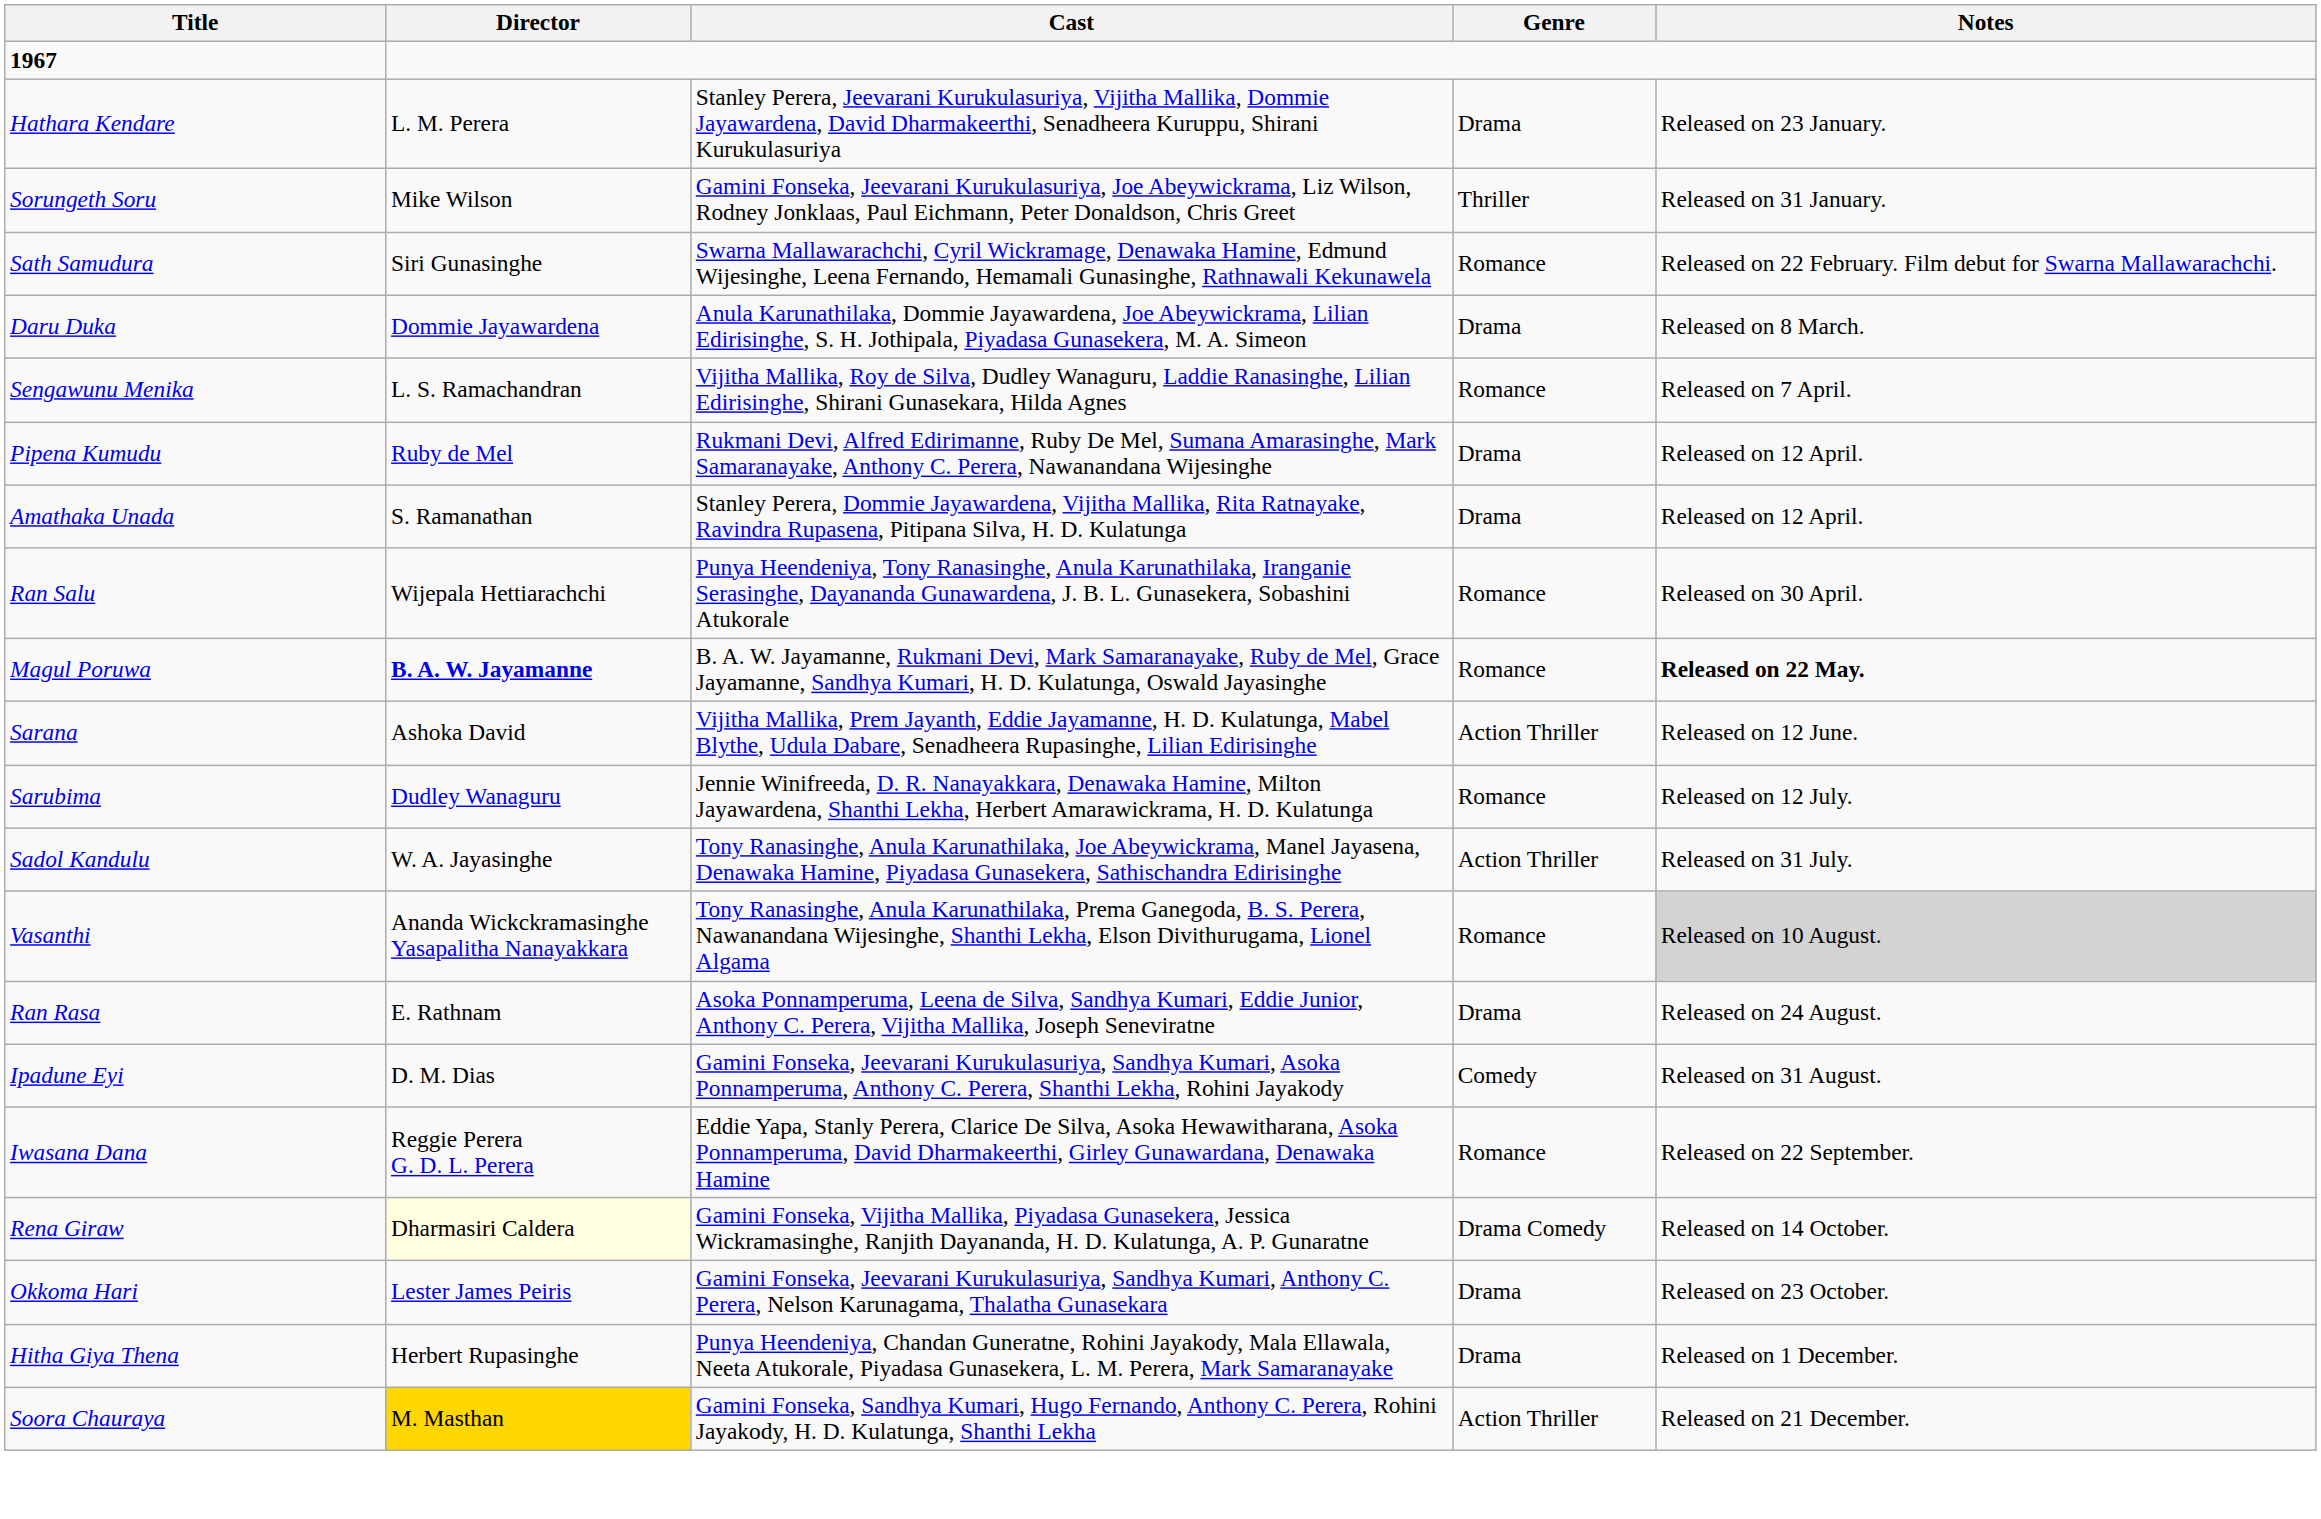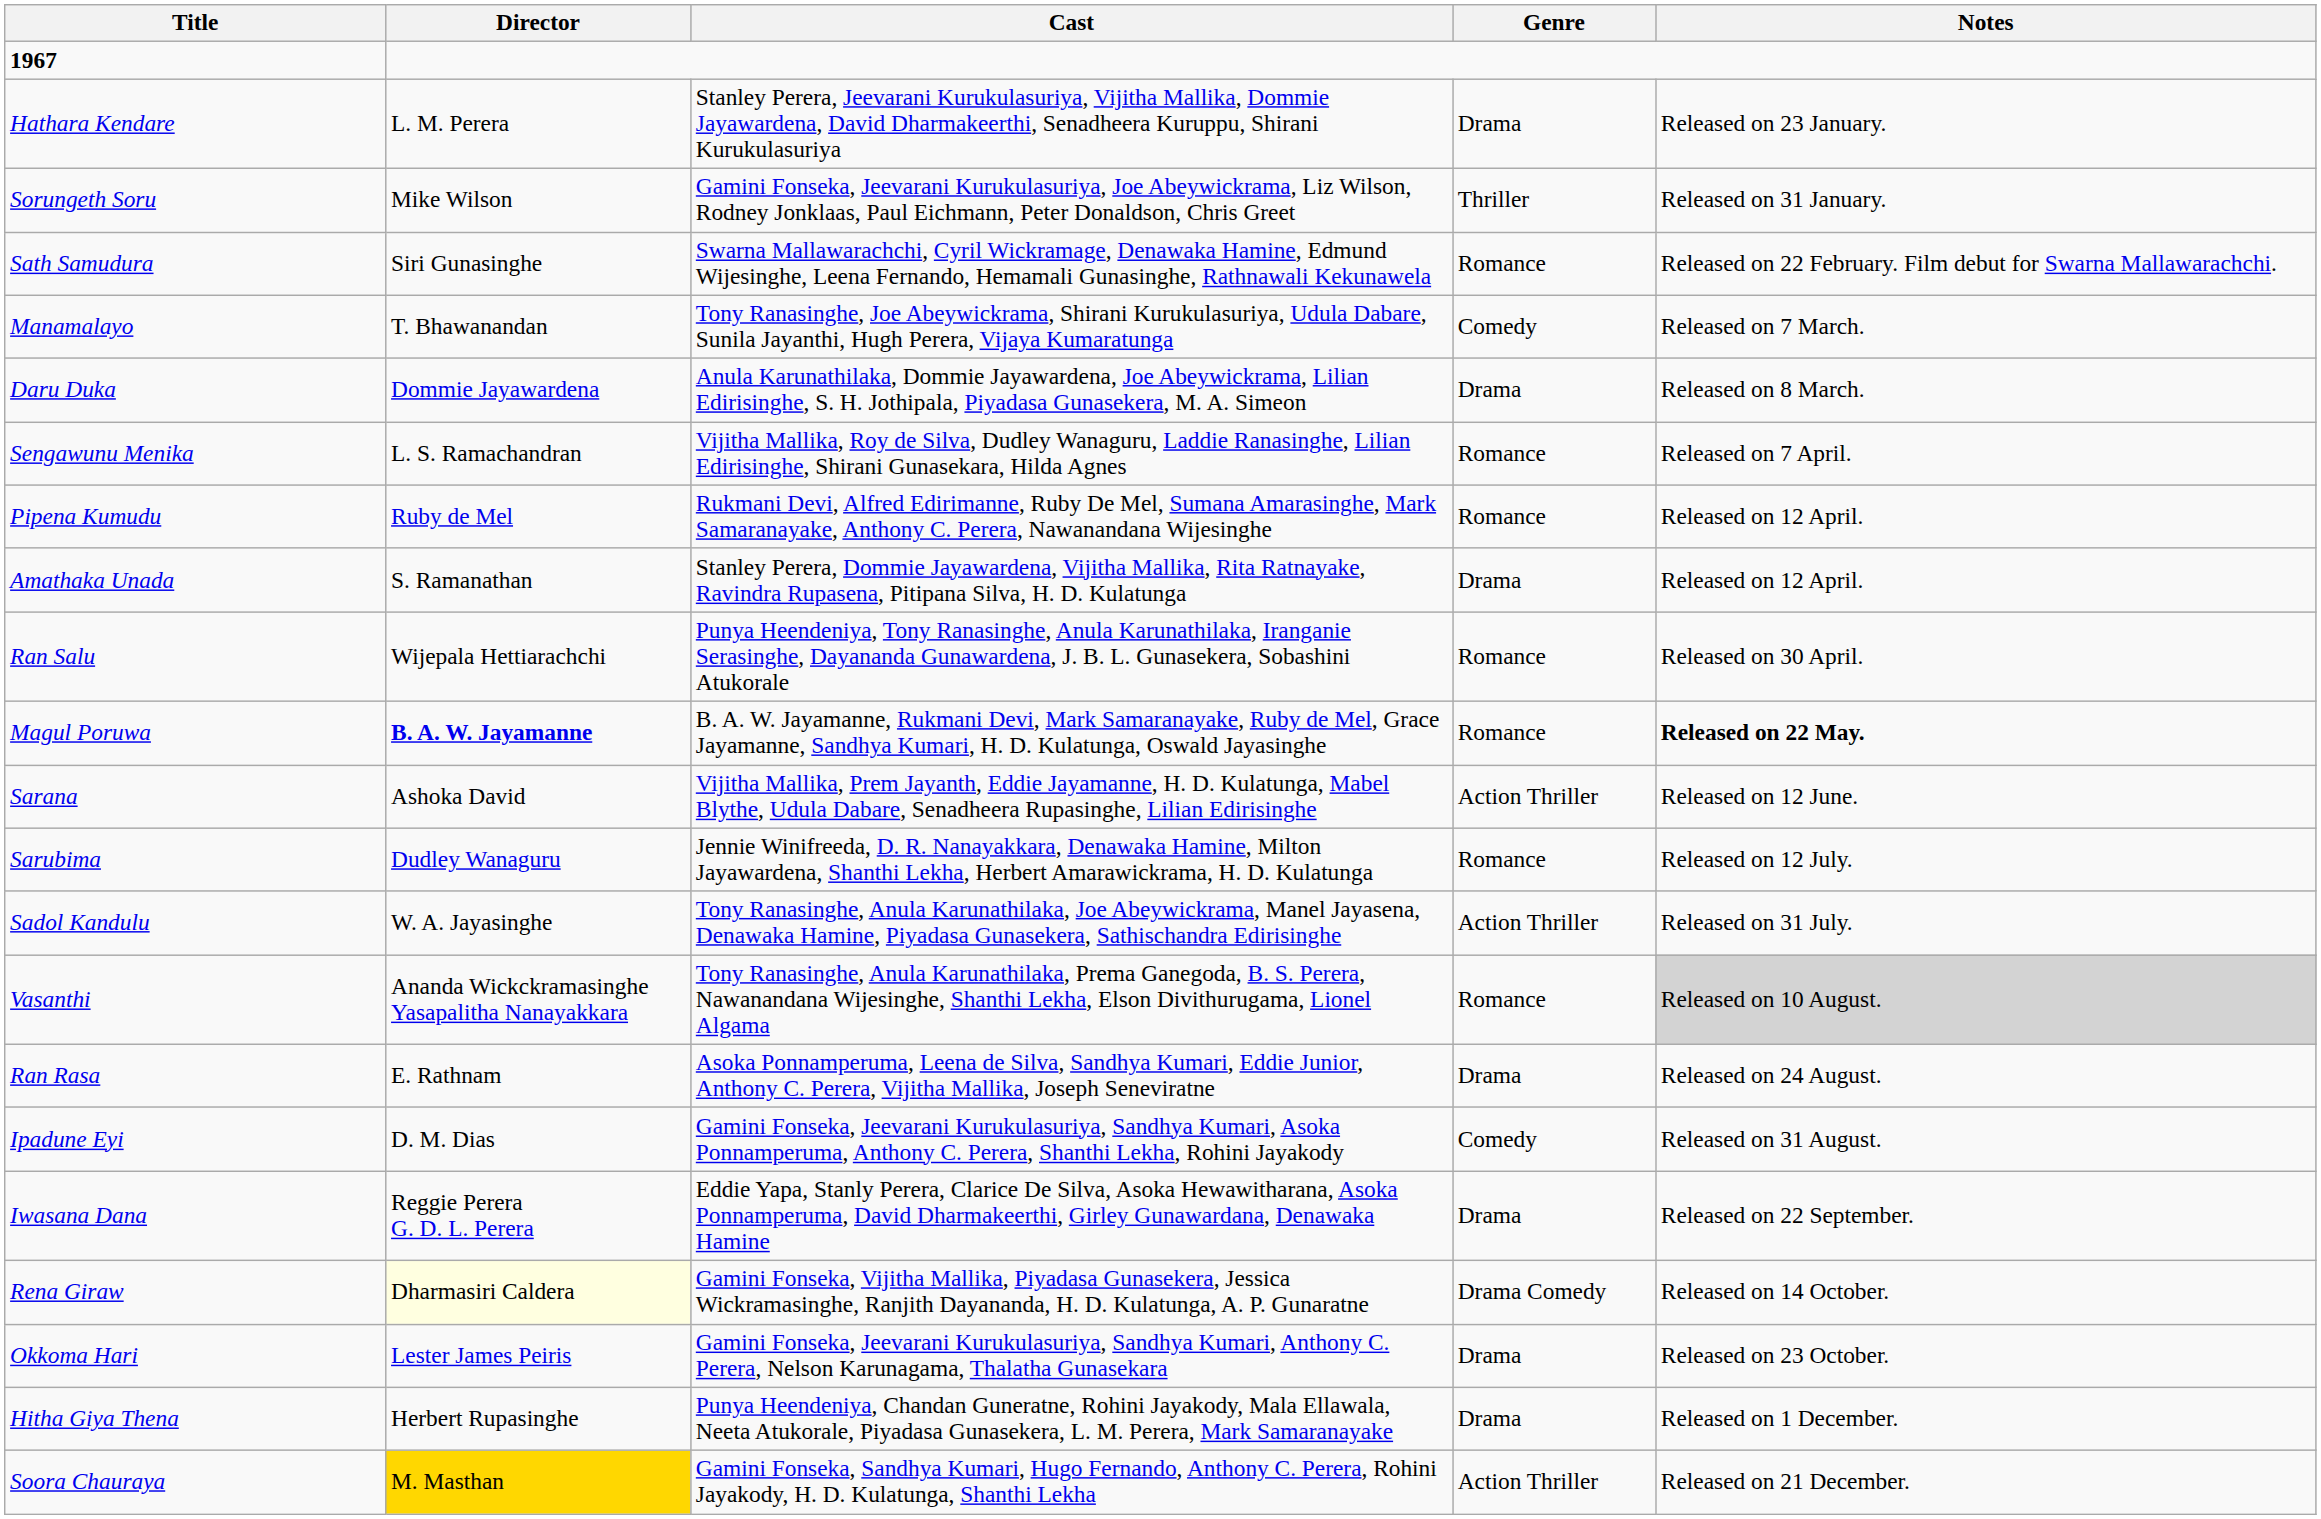+ row: (72, 326)
(1490, 453) Drama -> (1502, 516) Romance
(1502, 1152) Romance -> (1490, 1215) Drama
